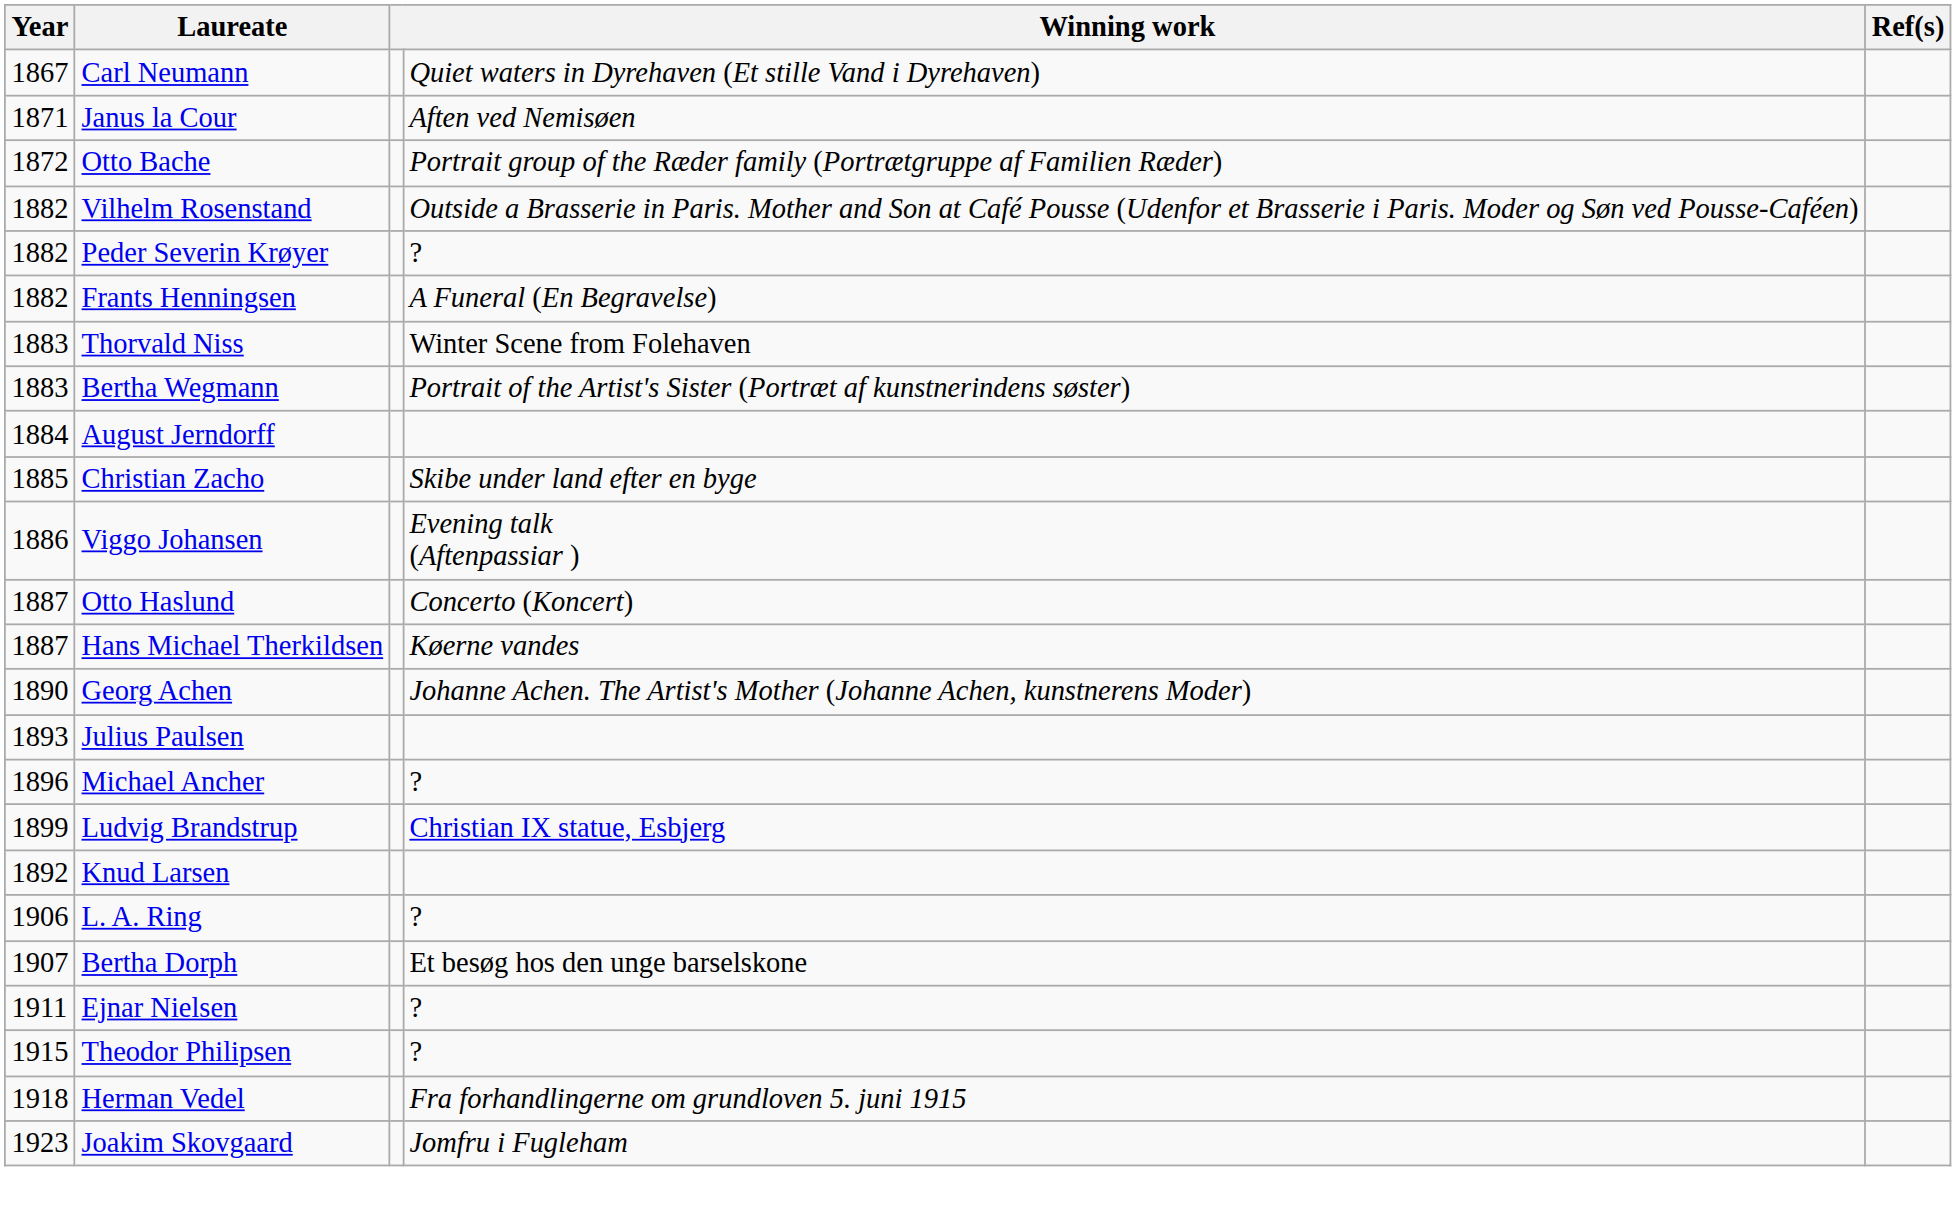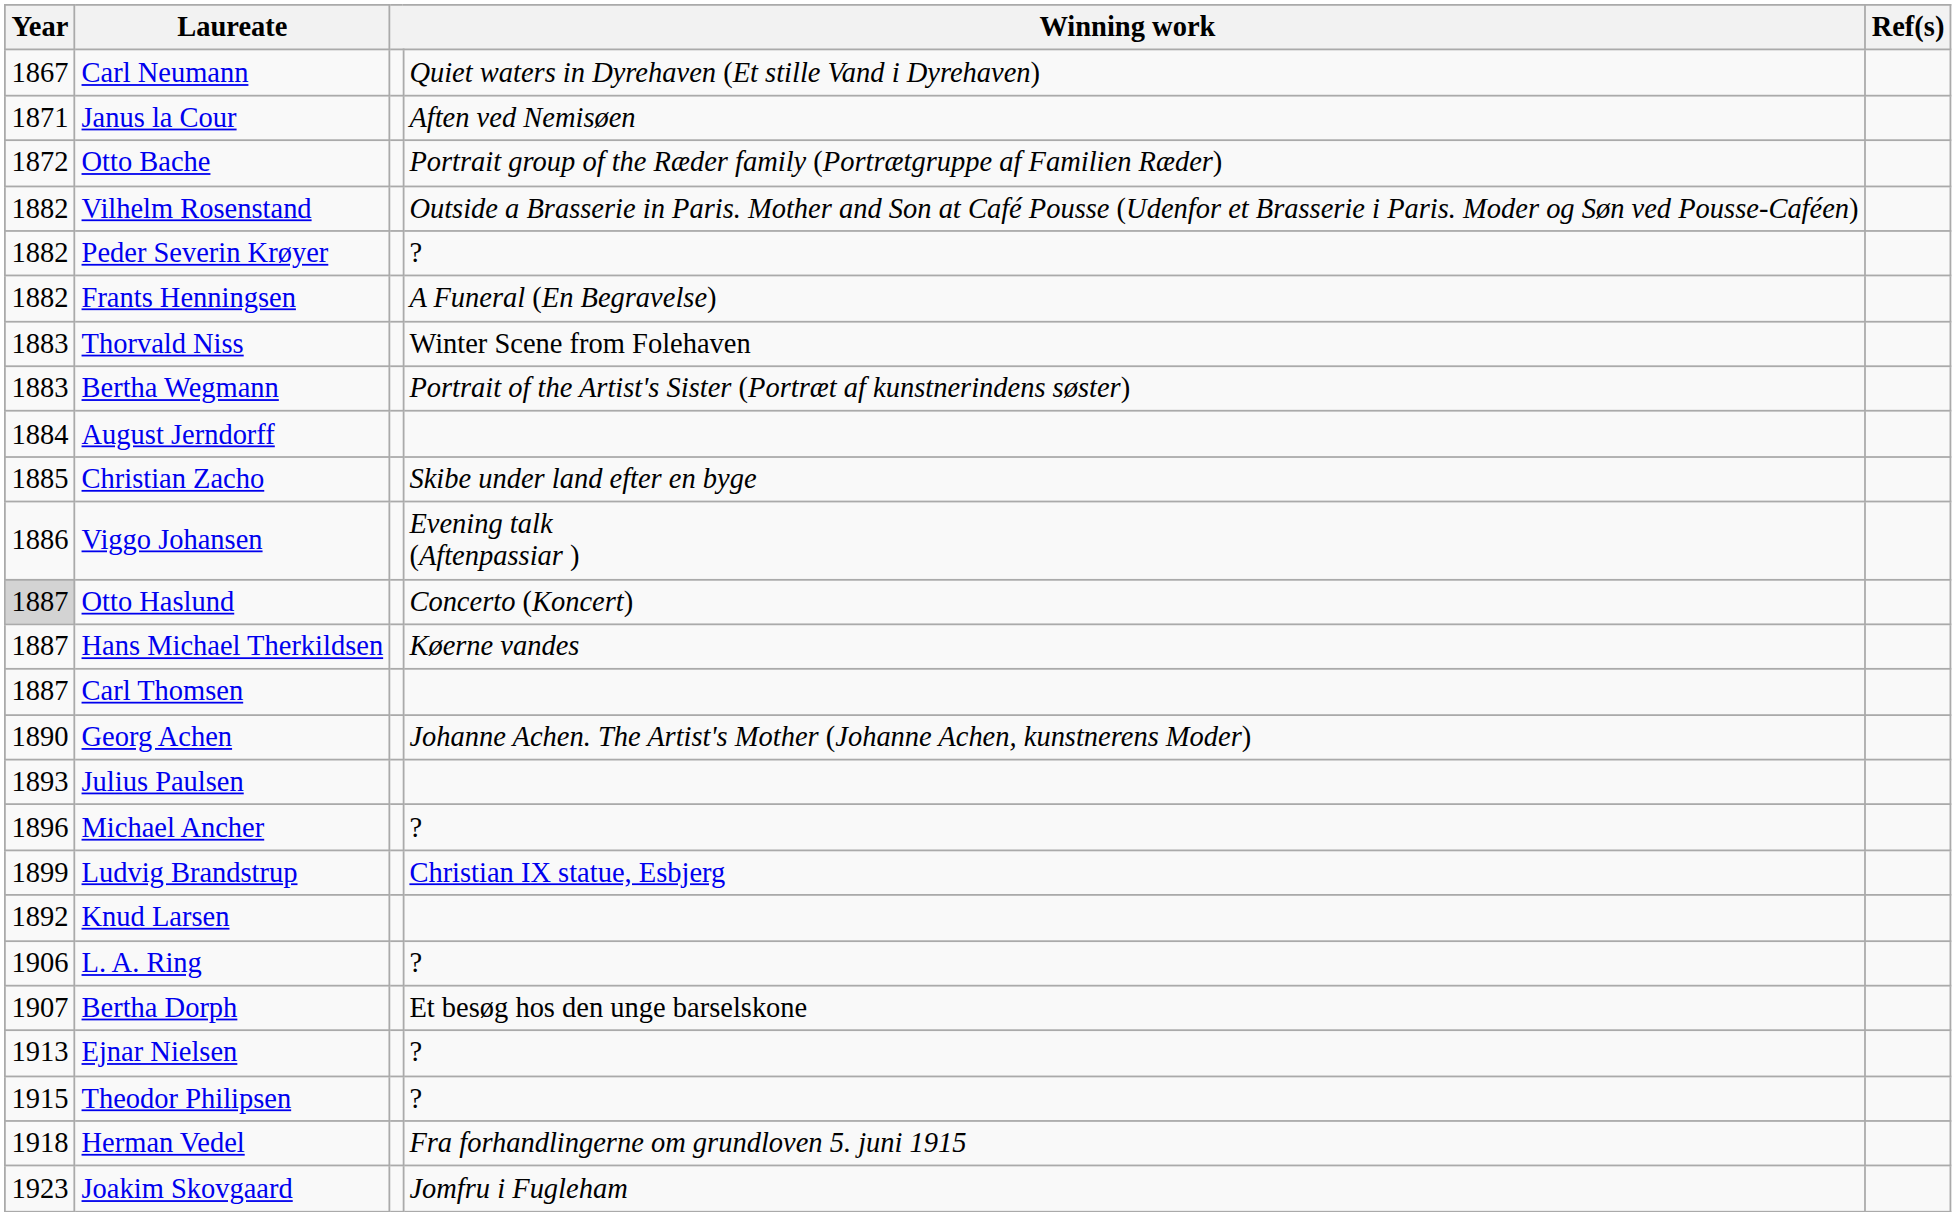(40, 601) no background -> (40, 601) lightgrey background
+ row: (162, 691)
(39, 1007) 1911 -> (40, 1052) 1913
